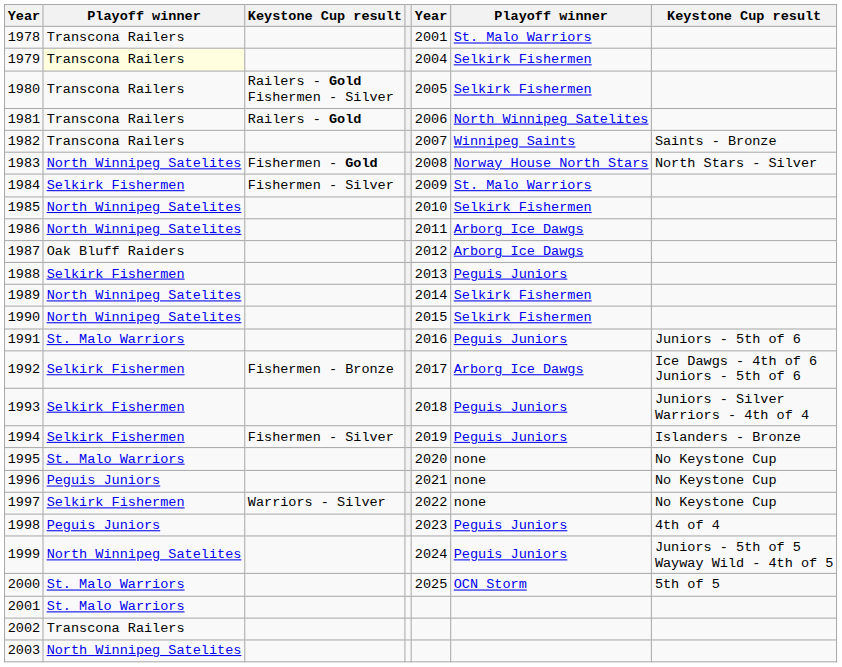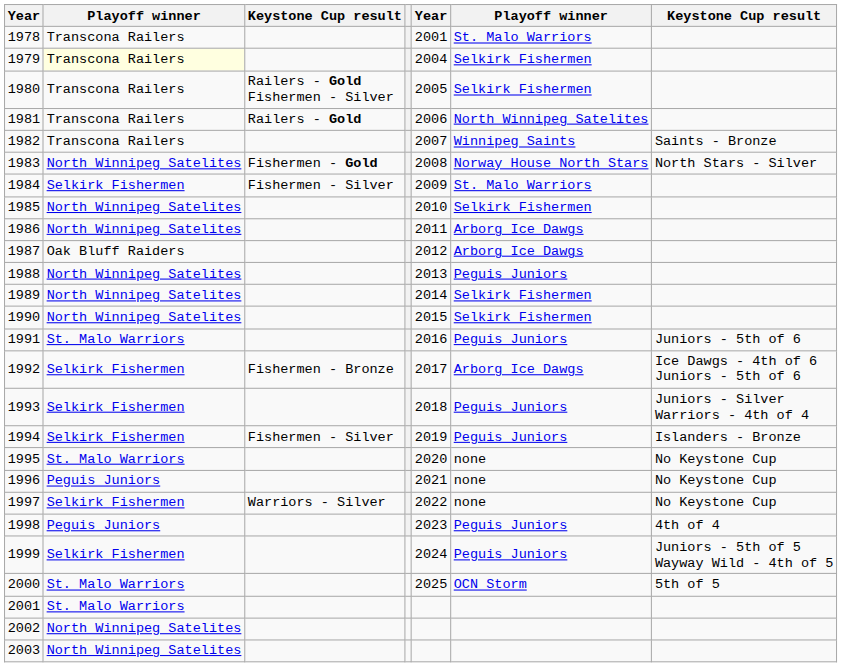(116, 274) Selkirk Fishermen -> (144, 274) North Winnipeg Satelites
(144, 555) North Winnipeg Satelites -> (116, 555) Selkirk Fishermen
(116, 629) Transcona Railers -> (144, 629) North Winnipeg Satelites
